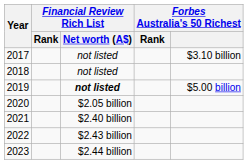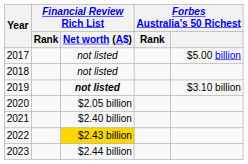(214, 55) $3.10 billion -> (214, 55) $5.00 billion
(214, 87) $5.00 billion -> (214, 87) $3.10 billion
(105, 135) no background -> (105, 135) gold background
